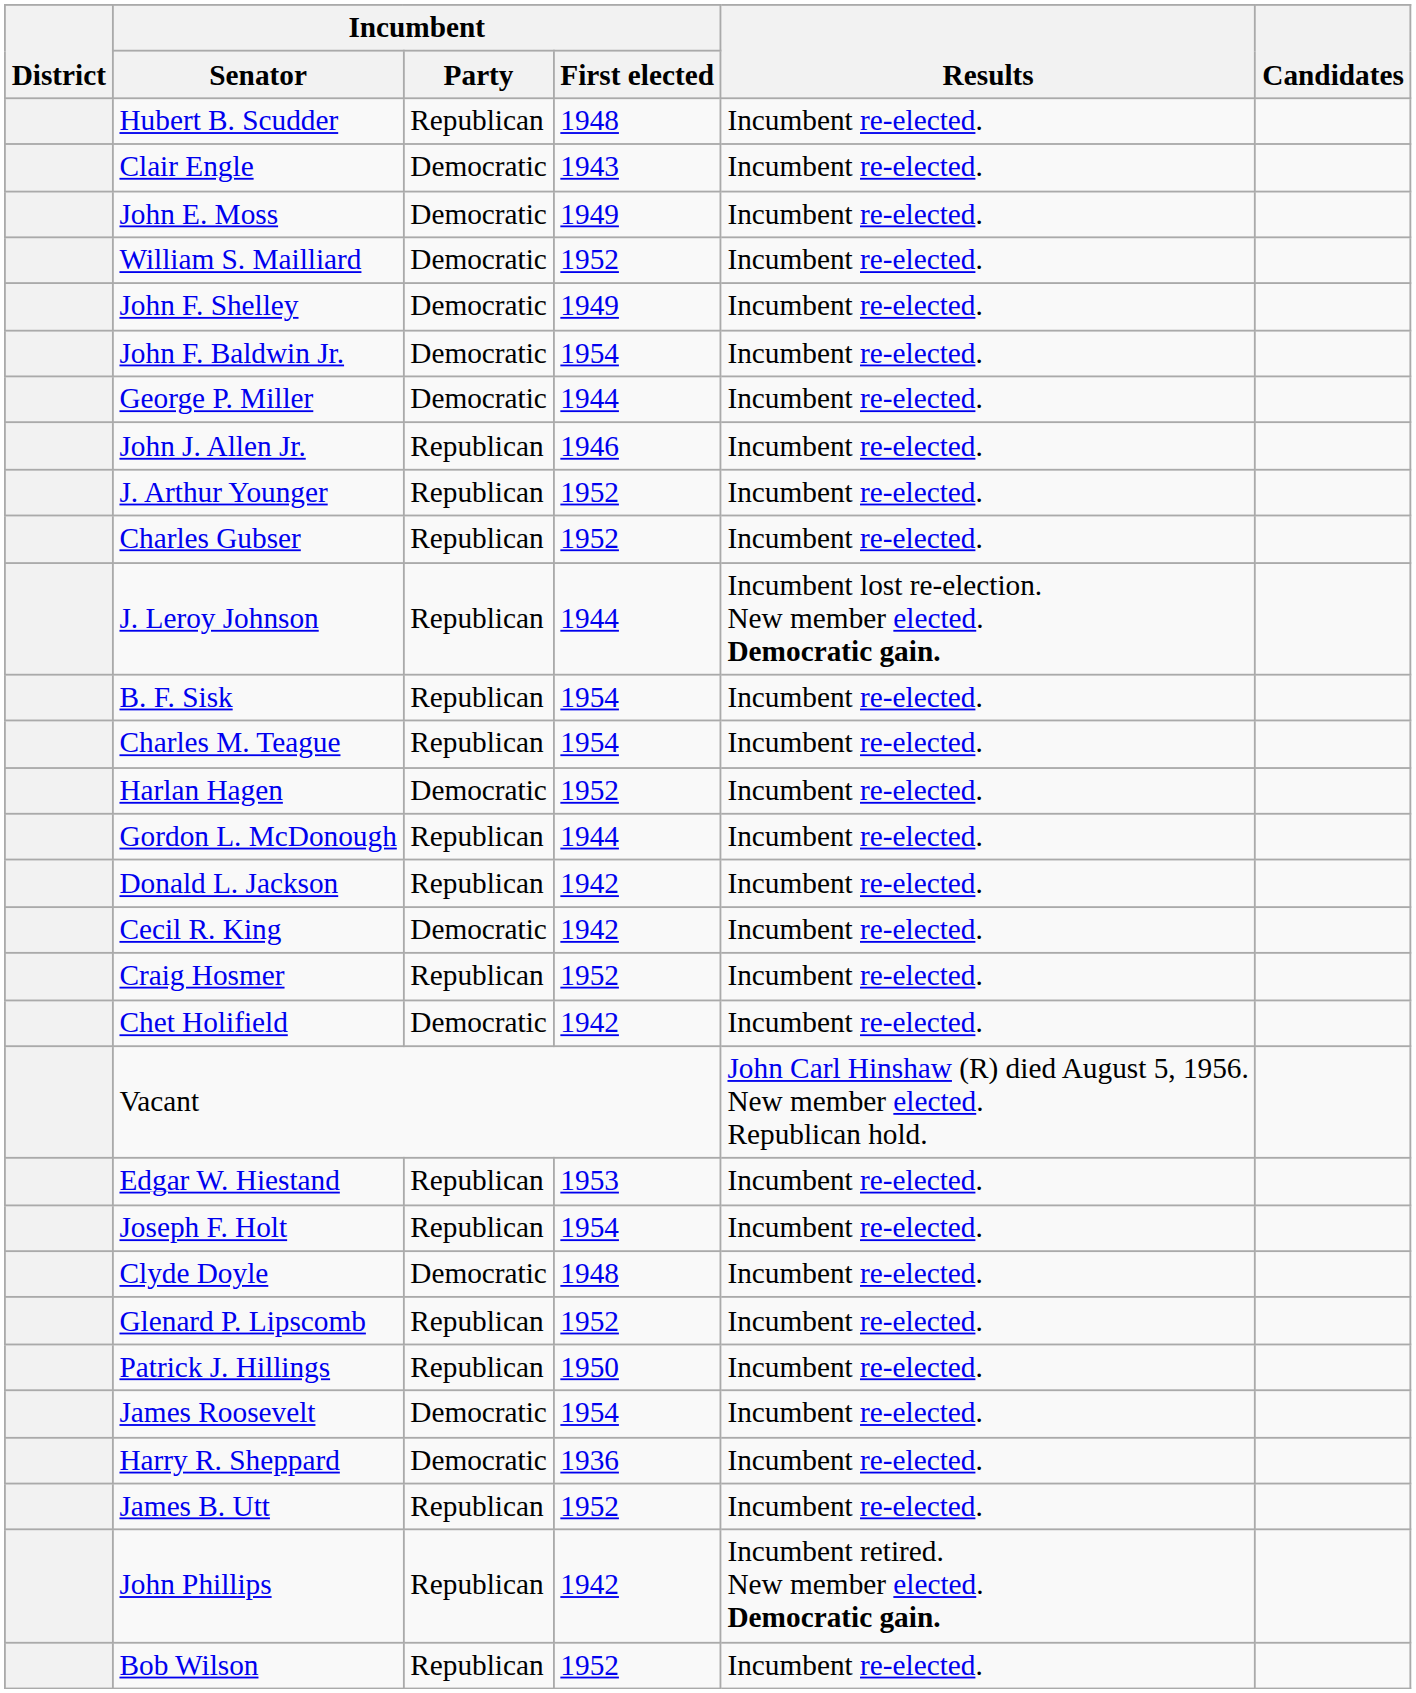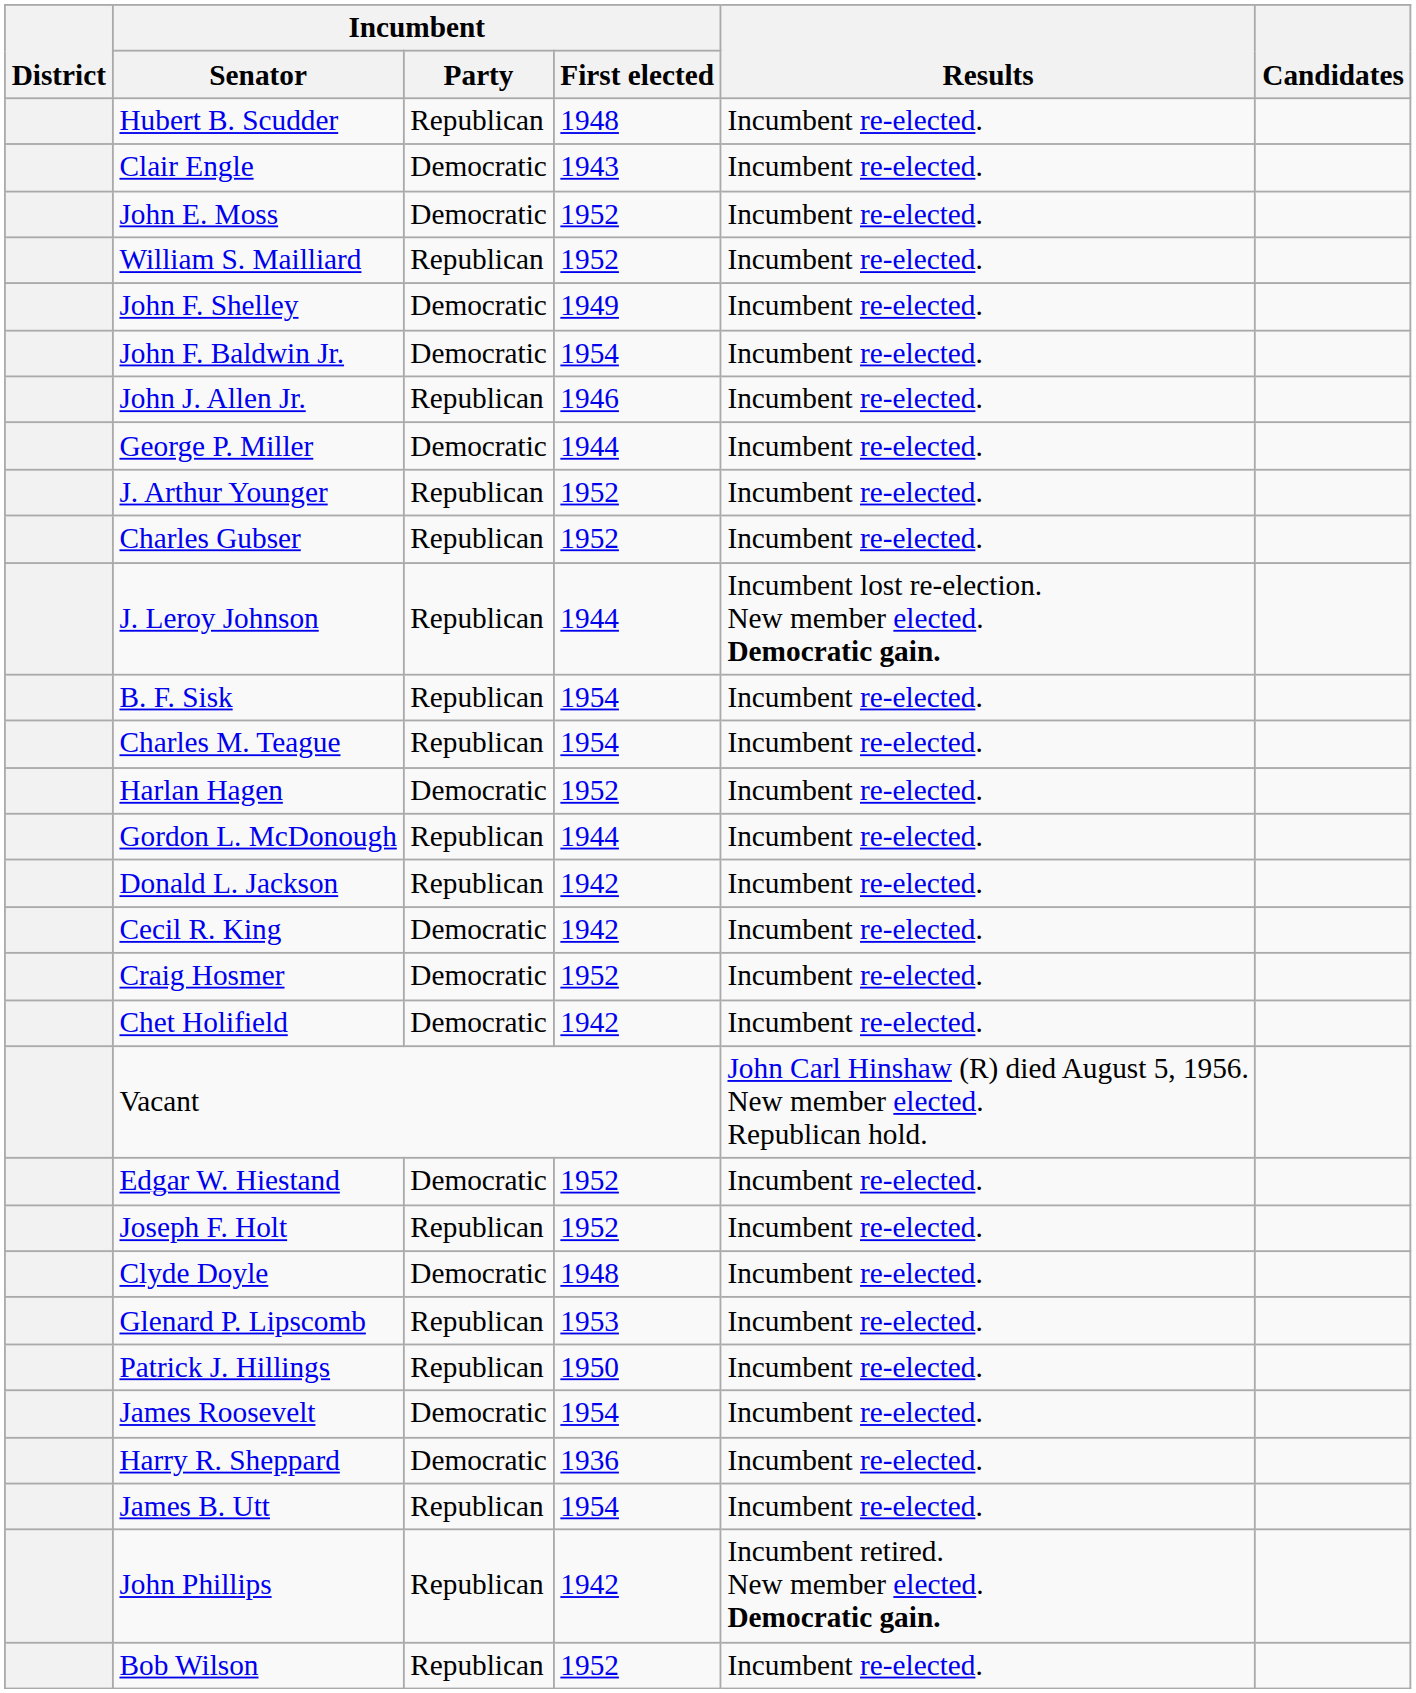(590, 213) 1949 -> (590, 213) 1952
(479, 259) Democratic -> (477, 259) Republican
rows swapped: (213, 445) <-> (216, 399)
(477, 975) Republican -> (479, 975) Democratic
(477, 1181) Republican -> (479, 1181) Democratic
(590, 1181) 1953 -> (590, 1181) 1952
(590, 1227) 1954 -> (590, 1227) 1952
(590, 1320) 1952 -> (590, 1320) 1953
(590, 1506) 1952 -> (590, 1506) 1954
